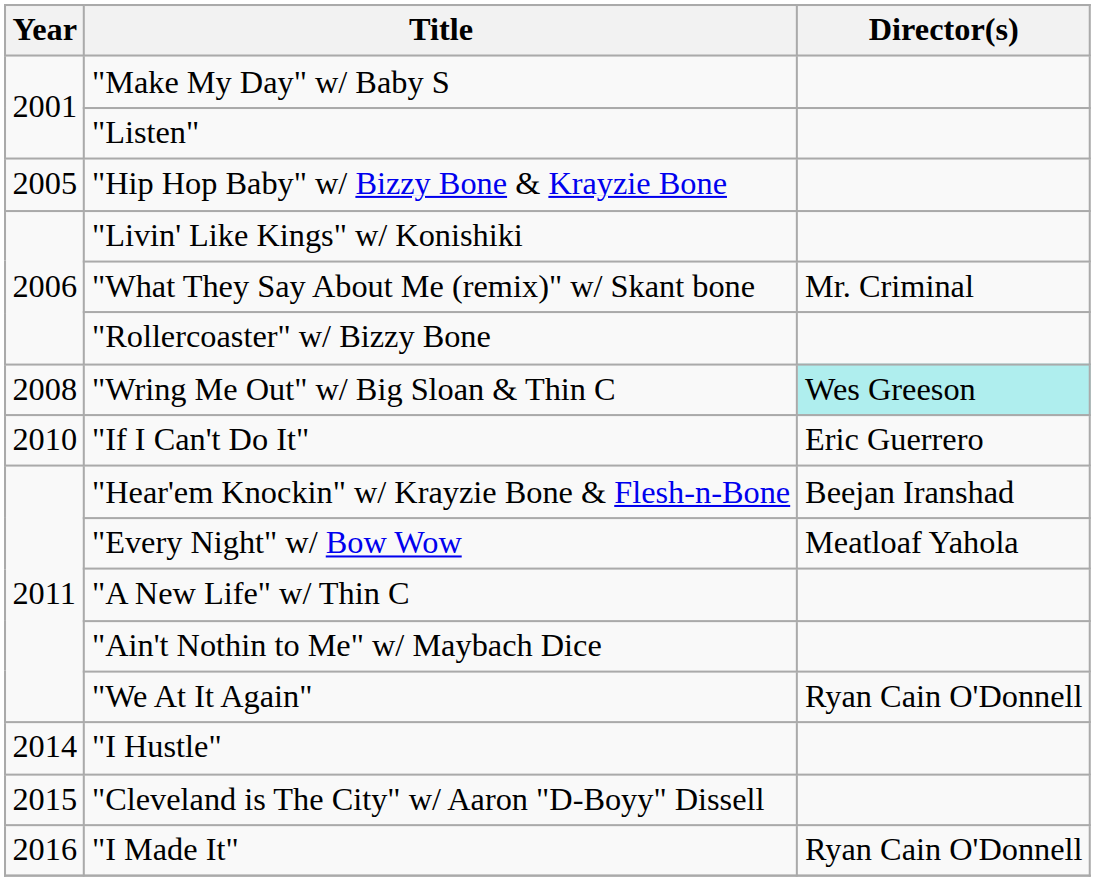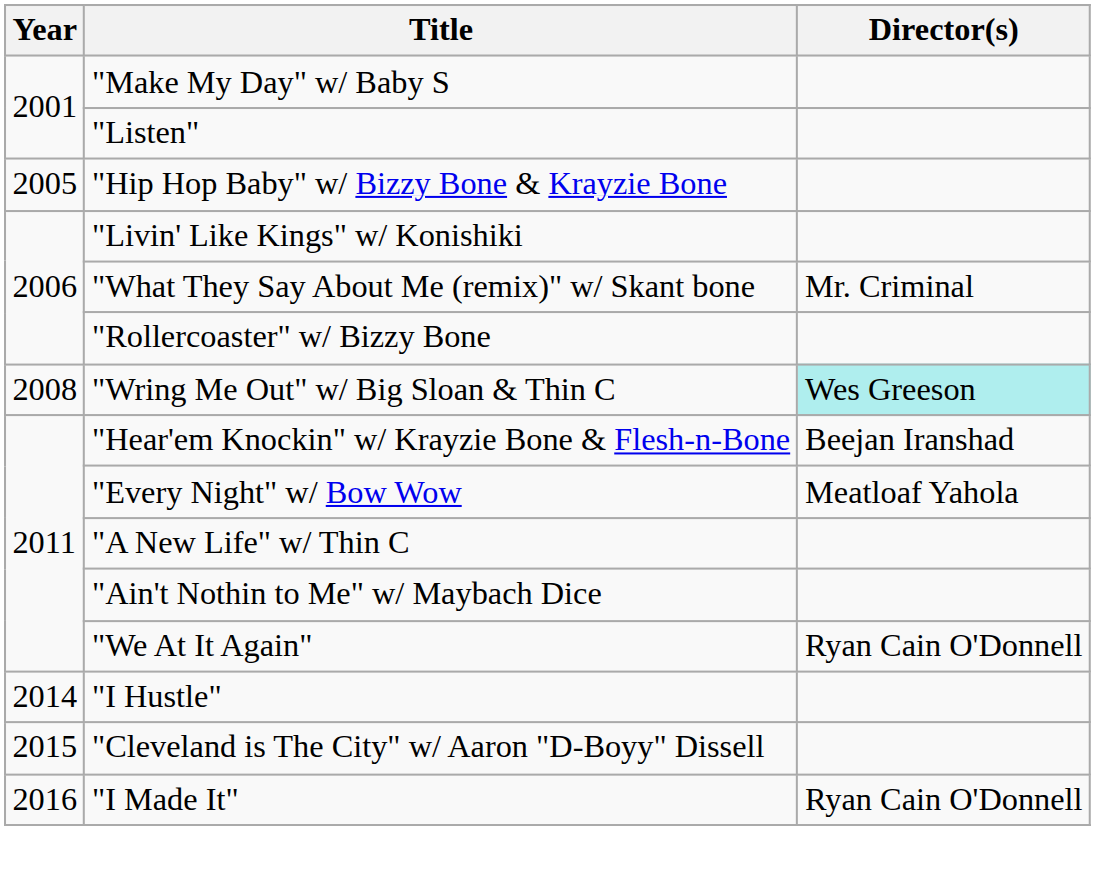- row: (201, 440)
